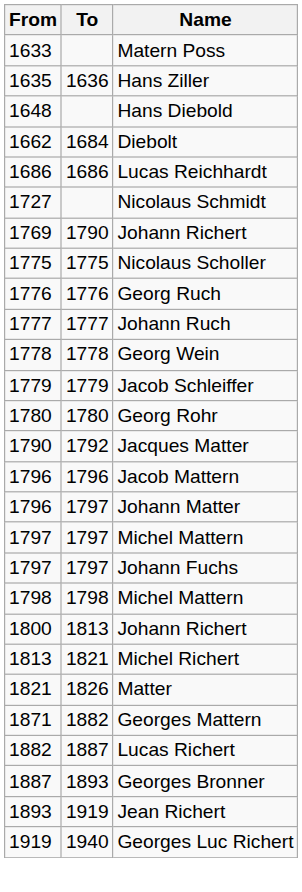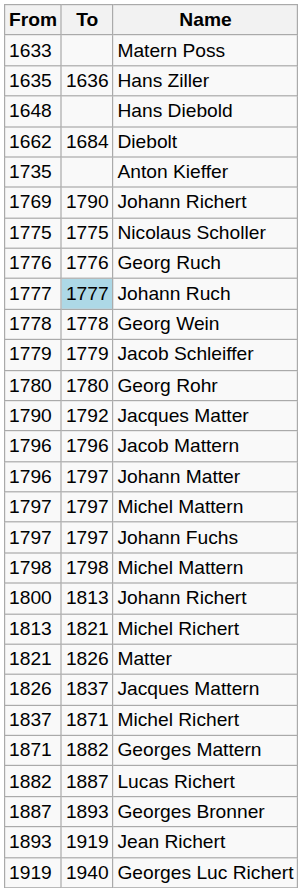- row: (30, 171)
- row: (30, 202)
+ row: (30, 171)
(87, 324) no background -> (87, 293) lightblue background
+ row: (30, 689)
+ row: (30, 720)
